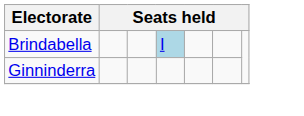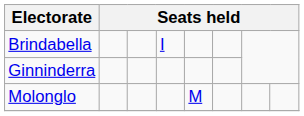(162, 44) lightblue background -> (162, 44) no background
+ row: (42, 96)
